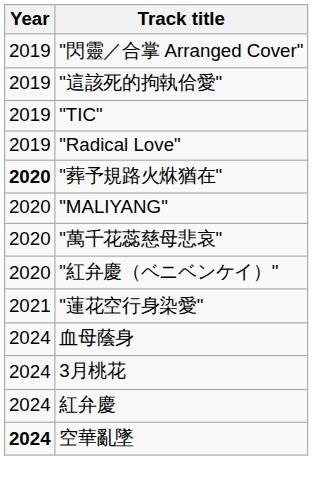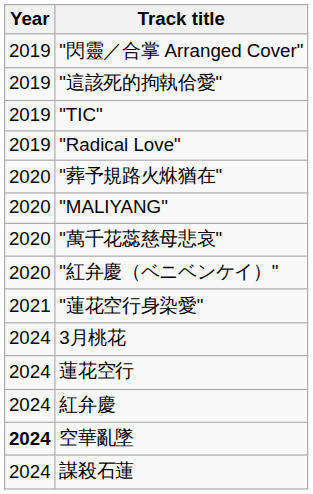(30, 176) bold -> (30, 176) normal
- row: (97, 338)
+ row: (97, 371)
+ row: (97, 471)
